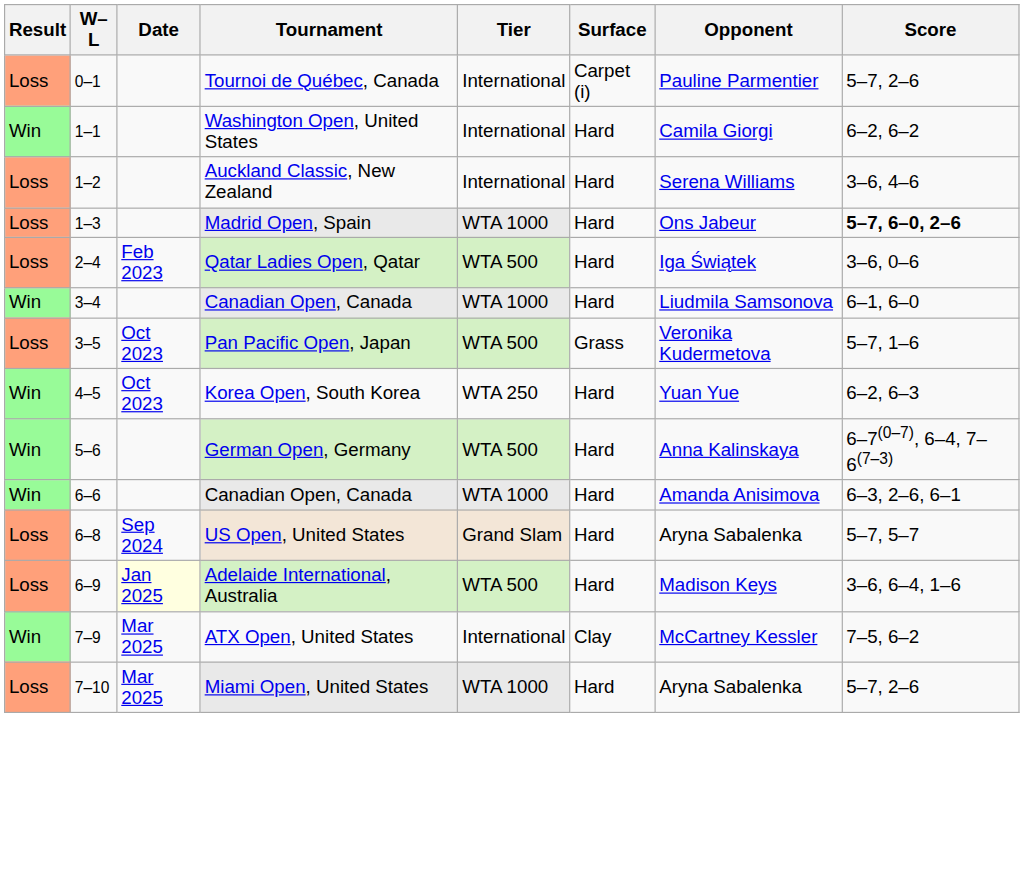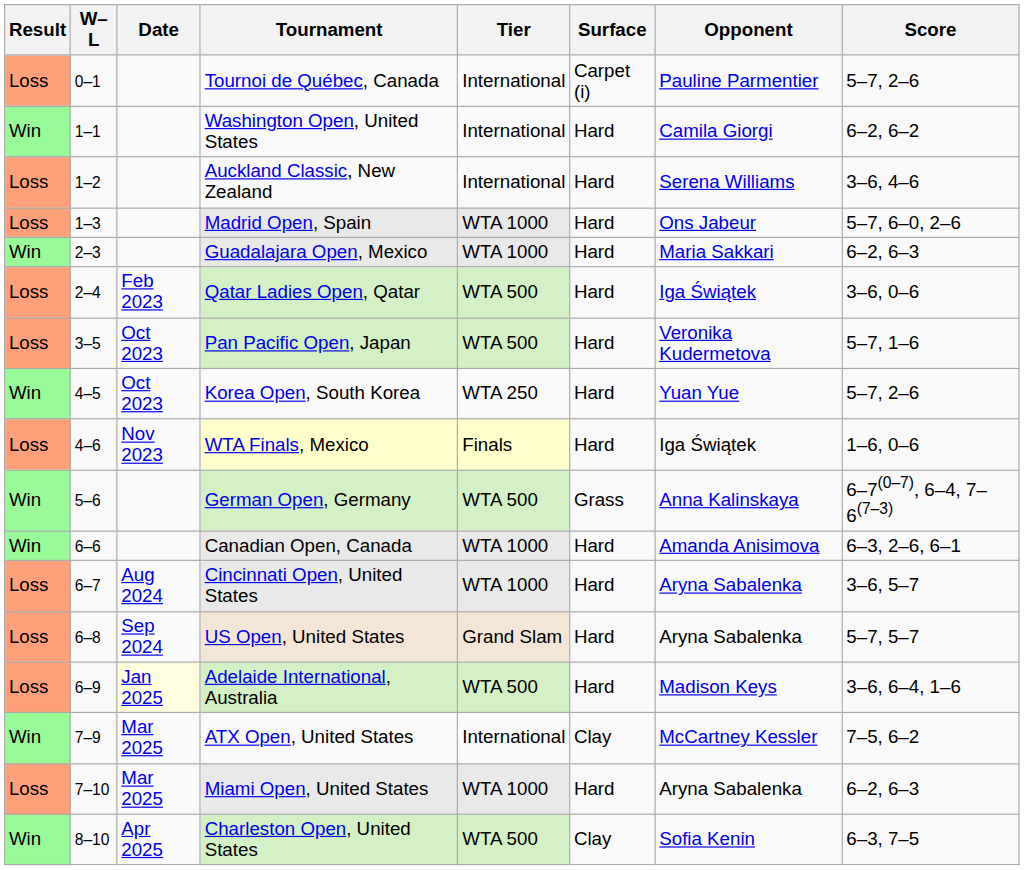(904, 222) bold -> (904, 222) normal
+ row: (88, 253)
- row: (88, 303)
(599, 342) Grass -> (594, 342) Hard
(883, 393) 6–2, 6–3 -> (883, 393) 5–7, 2–6
+ row: (88, 445)
(594, 449) Hard -> (599, 500) Grass
+ row: (88, 586)
(883, 687) 5–7, 2–6 -> (883, 788) 6–2, 6–3
+ row: (92, 840)
